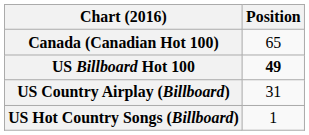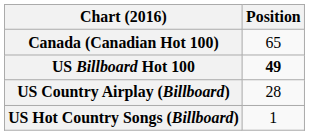(273, 92) 31 -> (273, 92) 28
